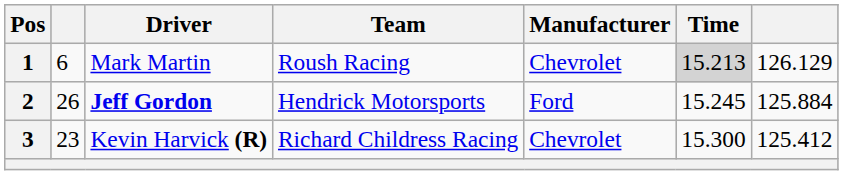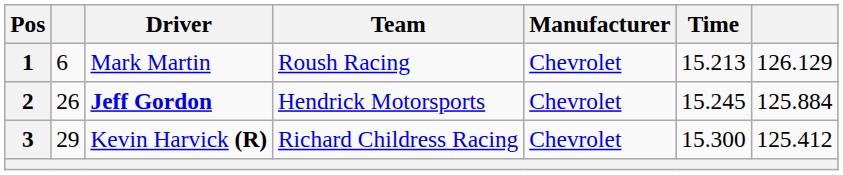(713, 62) lightgrey background -> (713, 62) no background
(551, 101) Ford -> (575, 101) Chevrolet
(68, 139) 23 -> (68, 139) 29
